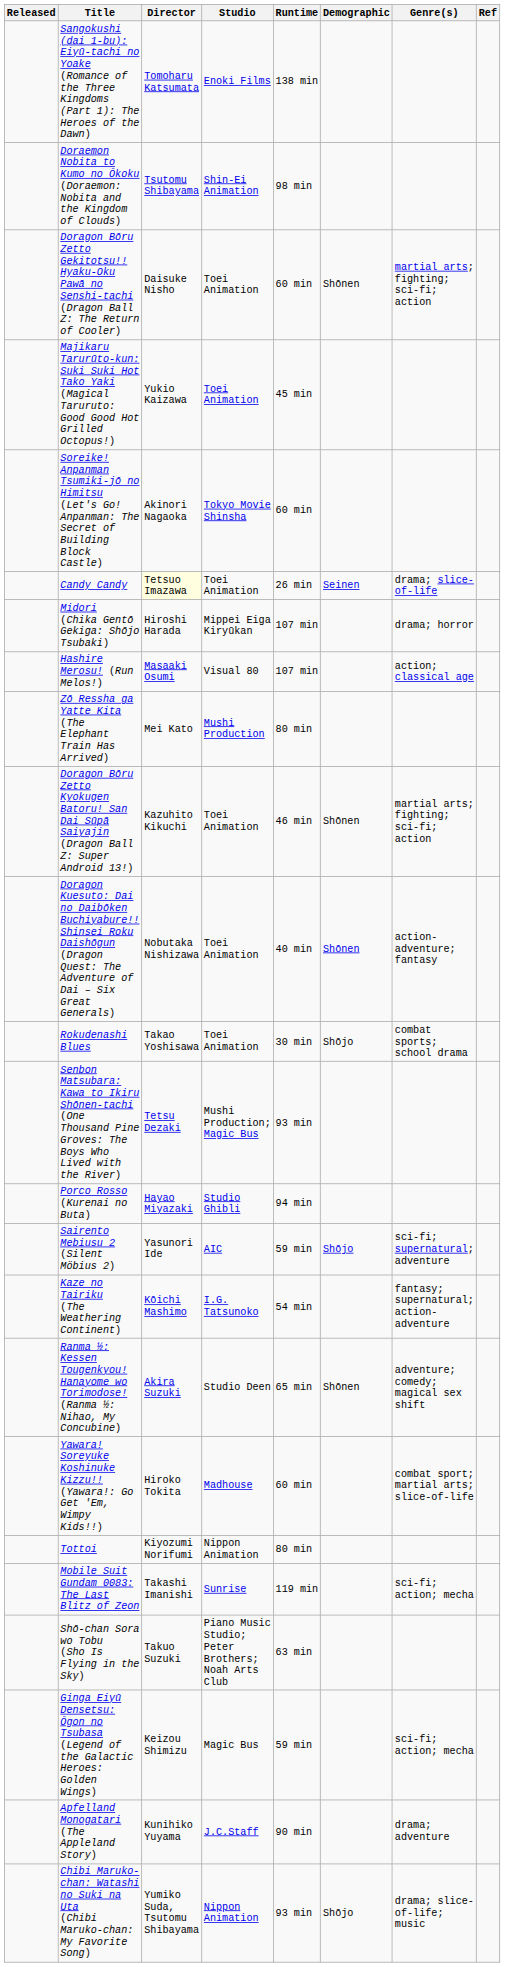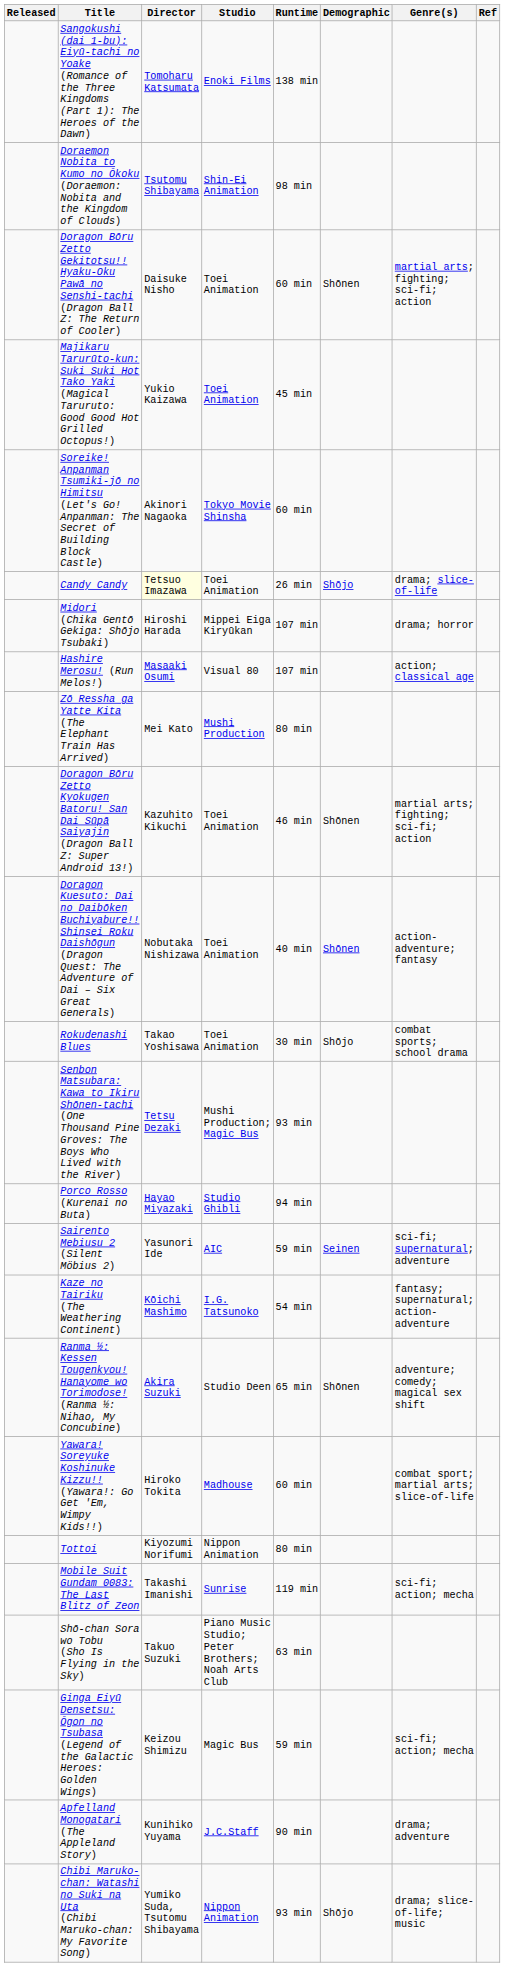(341, 586) Seinen -> (338, 586) Shōjo
(338, 1249) Shōjo -> (341, 1249) Seinen
